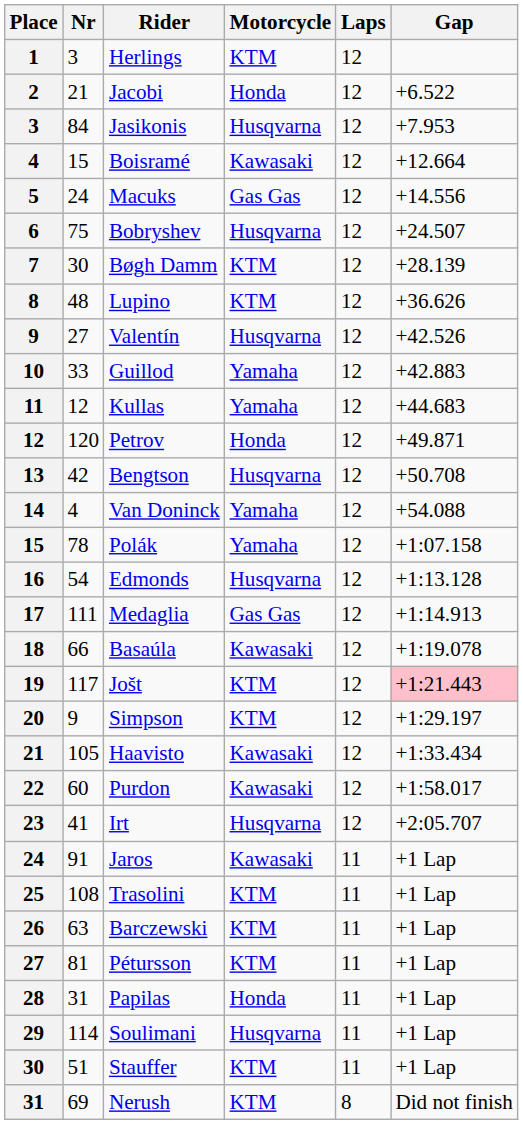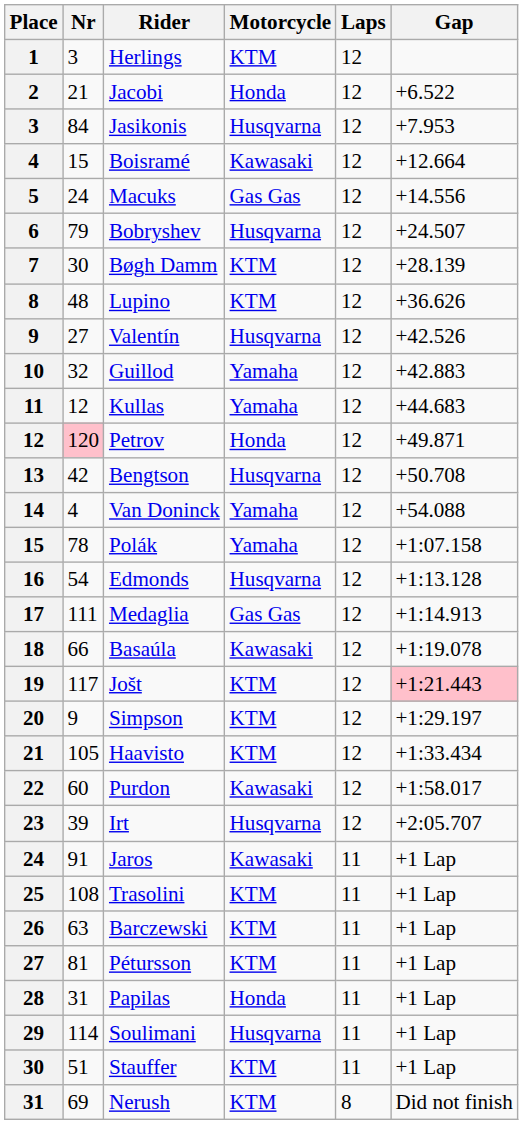(78, 231) 75 -> (78, 231) 79
(78, 370) 33 -> (78, 370) 32
(83, 440) no background -> (83, 440) pink background
(271, 753) Kawasaki -> (253, 753) KTM
(78, 823) 41 -> (78, 823) 39
